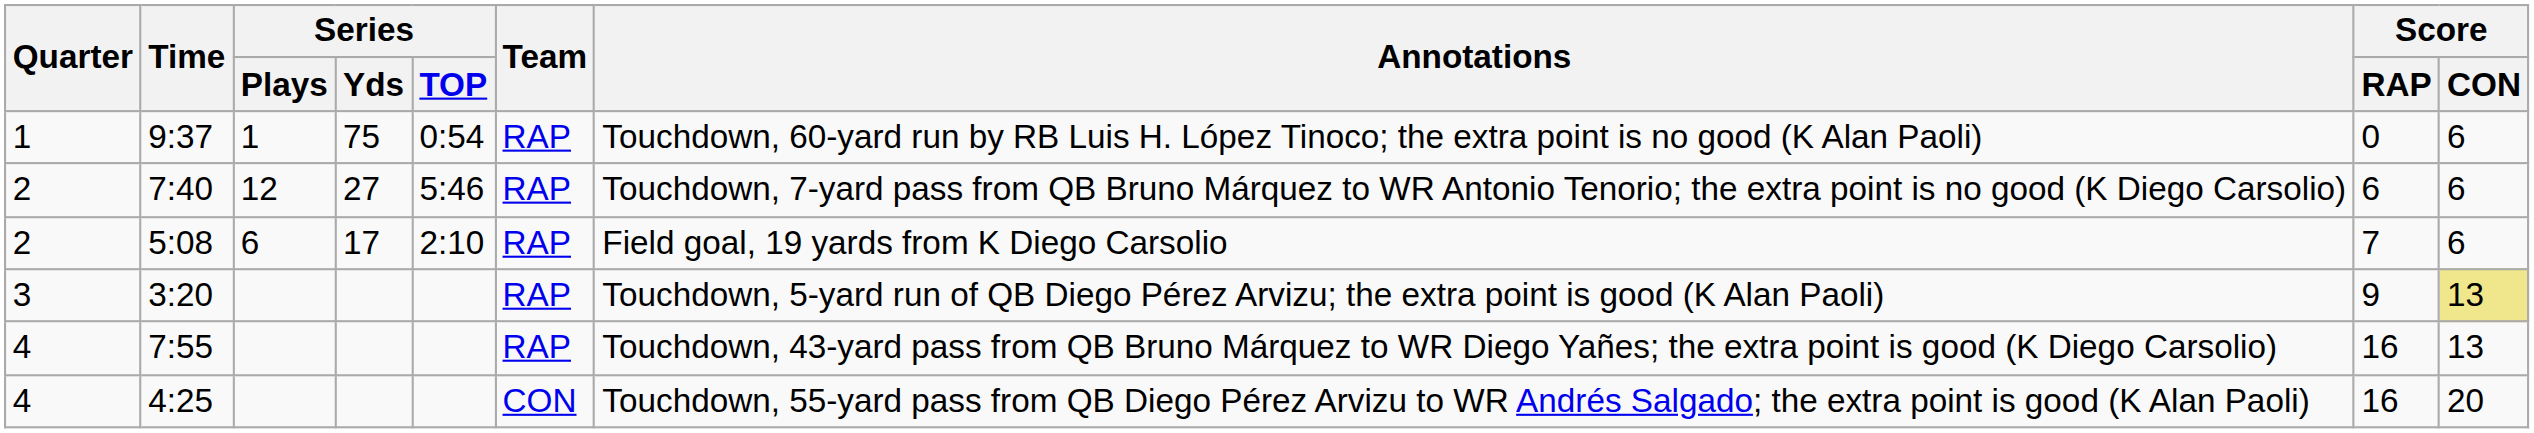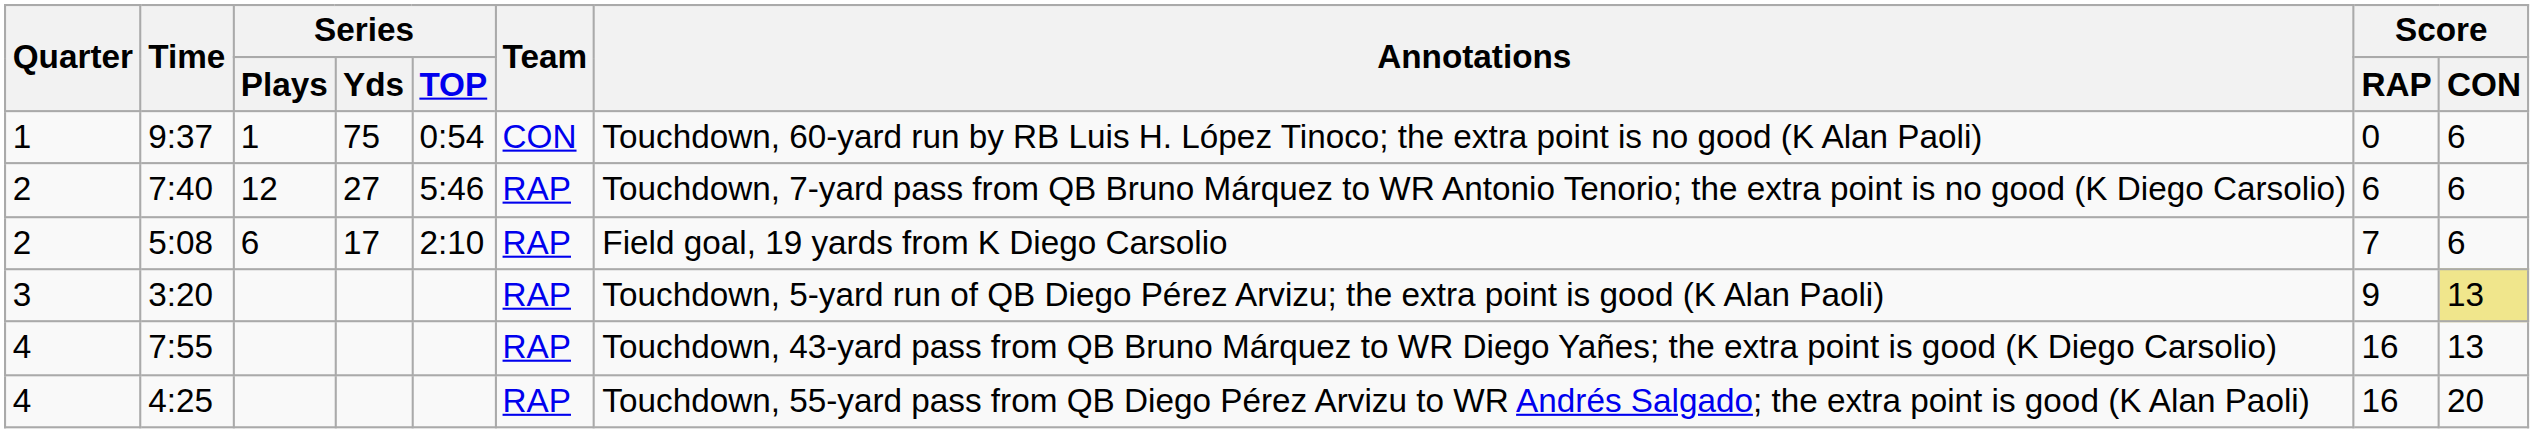(537, 136) RAP -> (540, 136) CON
(540, 400) CON -> (537, 400) RAP
